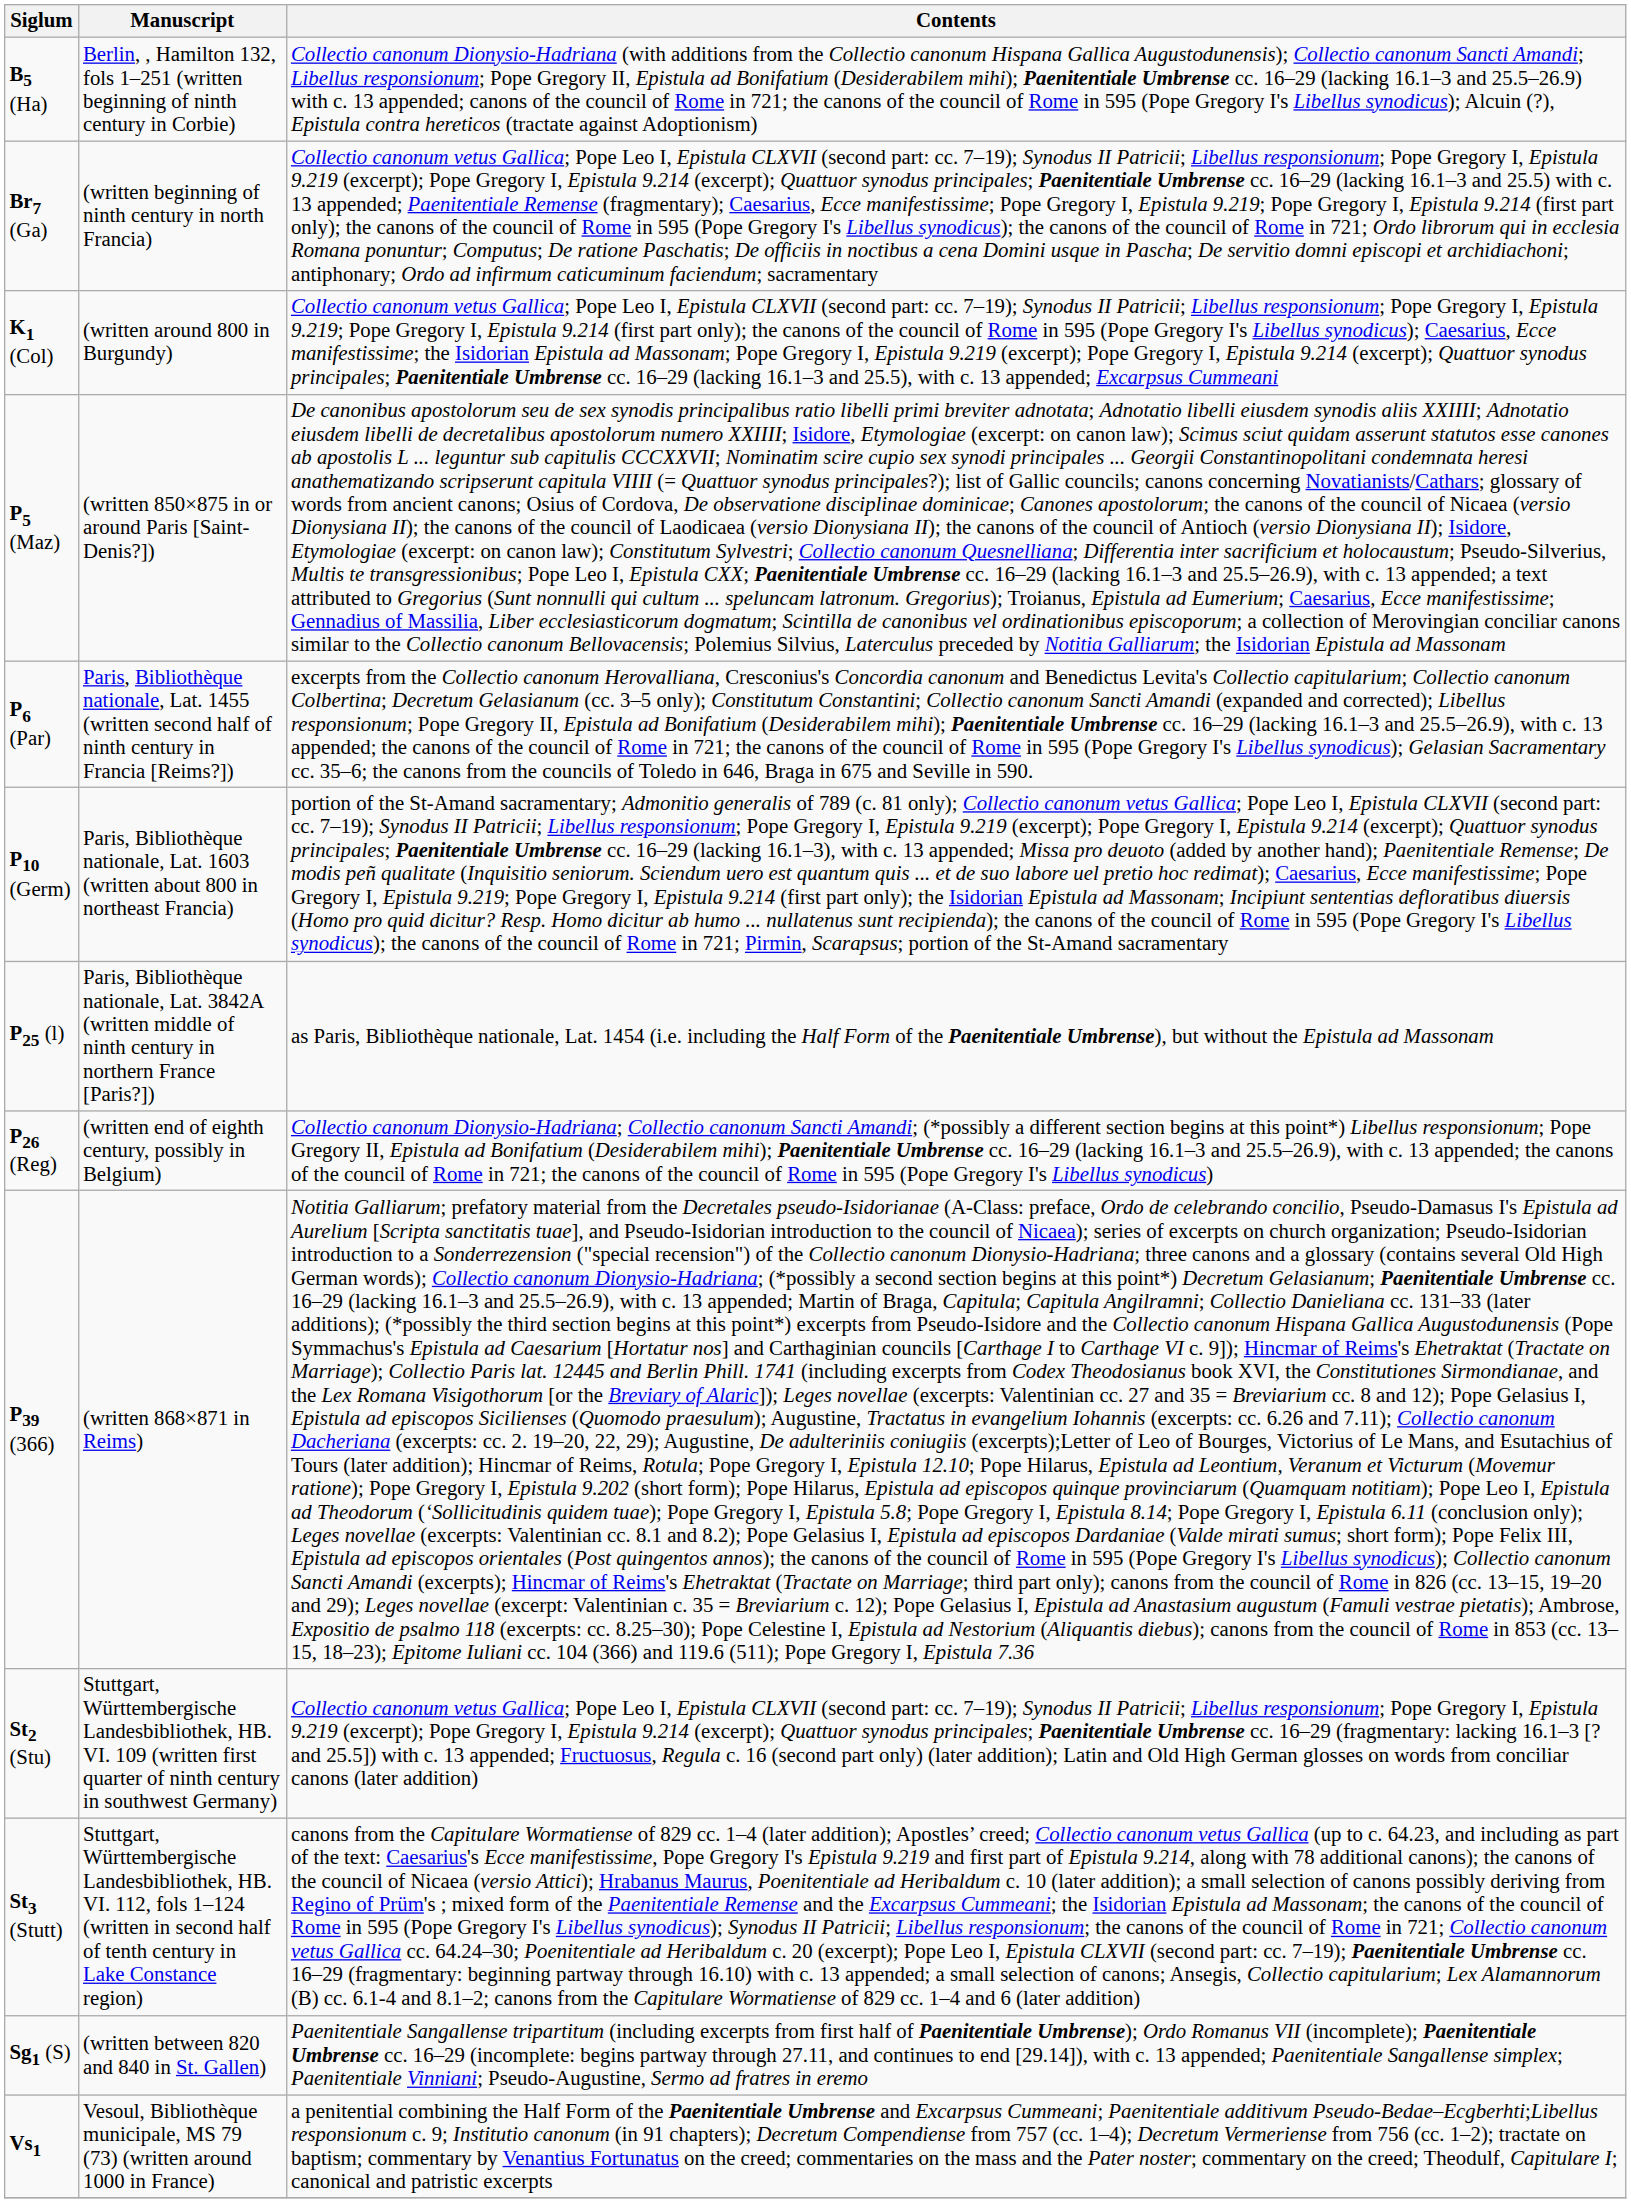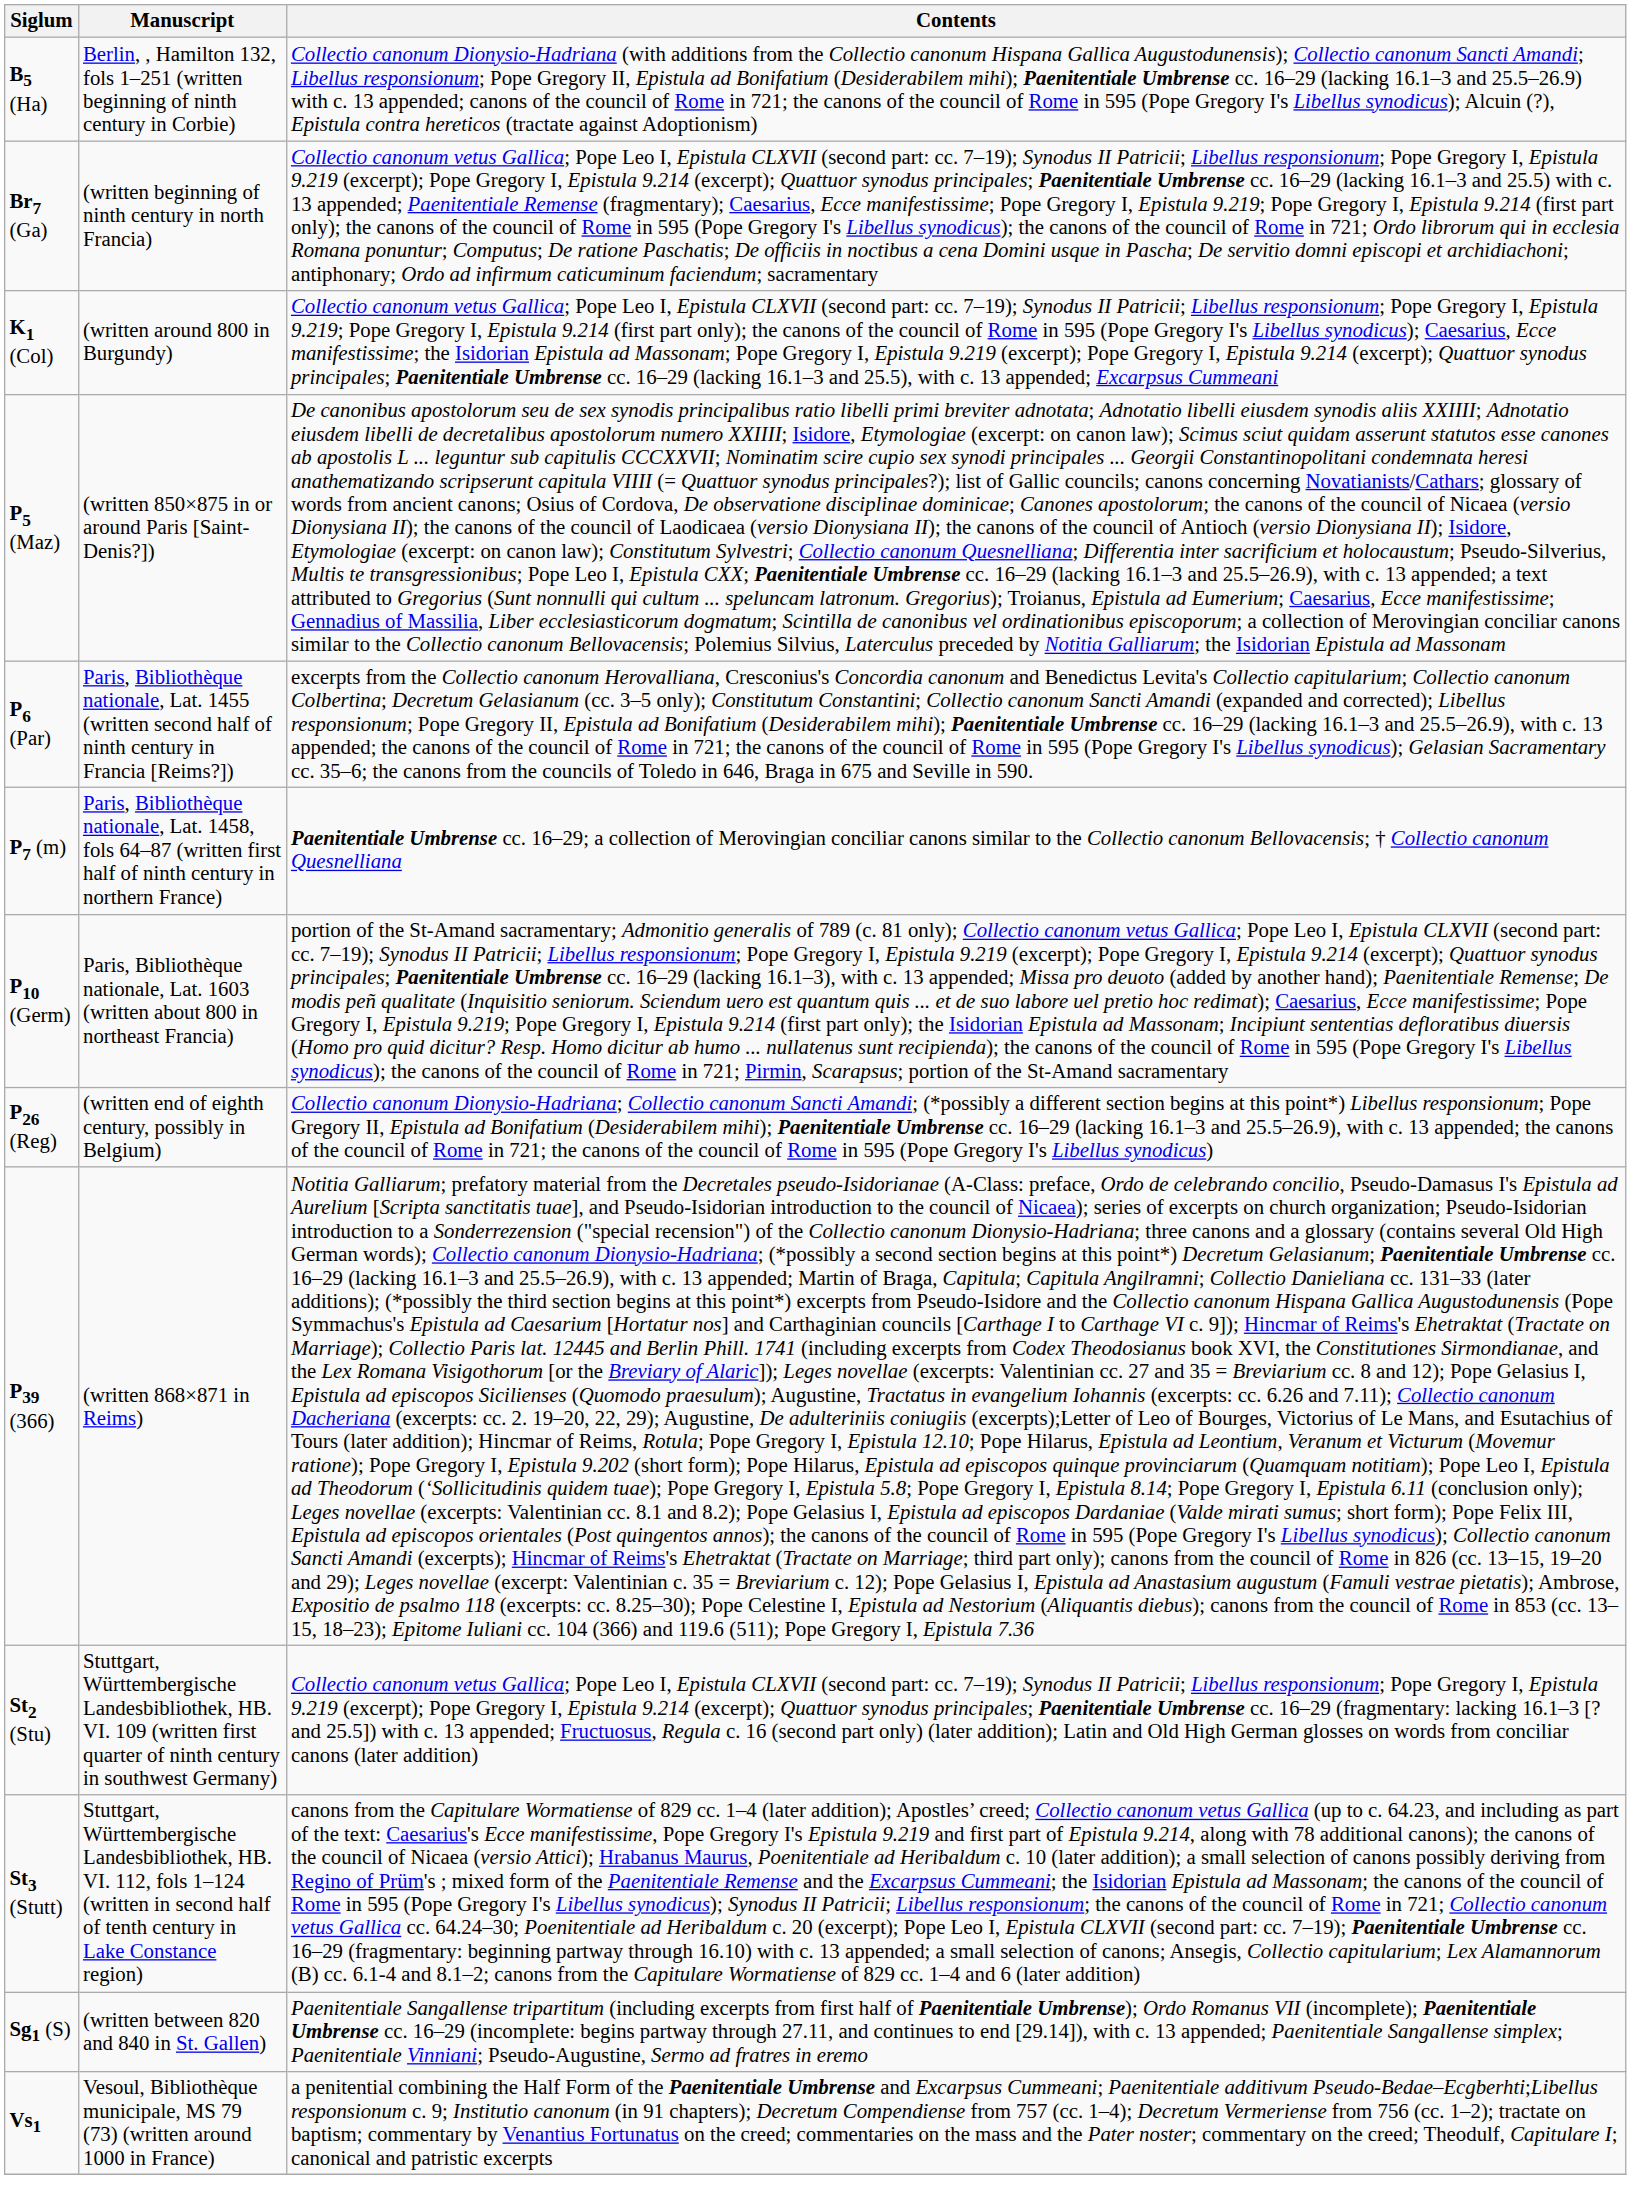+ row: (38, 850)
- row: (37, 1035)
